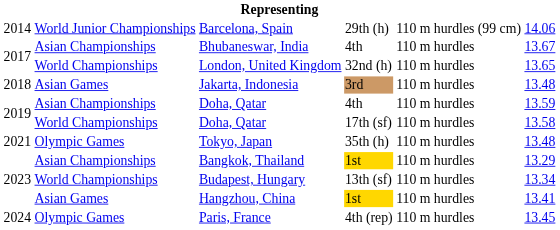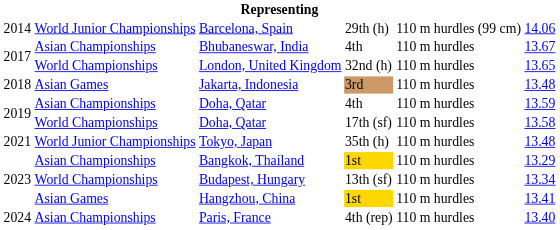(79, 141) Olympic Games -> (115, 141) World Junior Championships
(79, 217) Olympic Games -> (95, 217) Asian Championships
(540, 217) 13.45 -> (540, 217) 13.40
